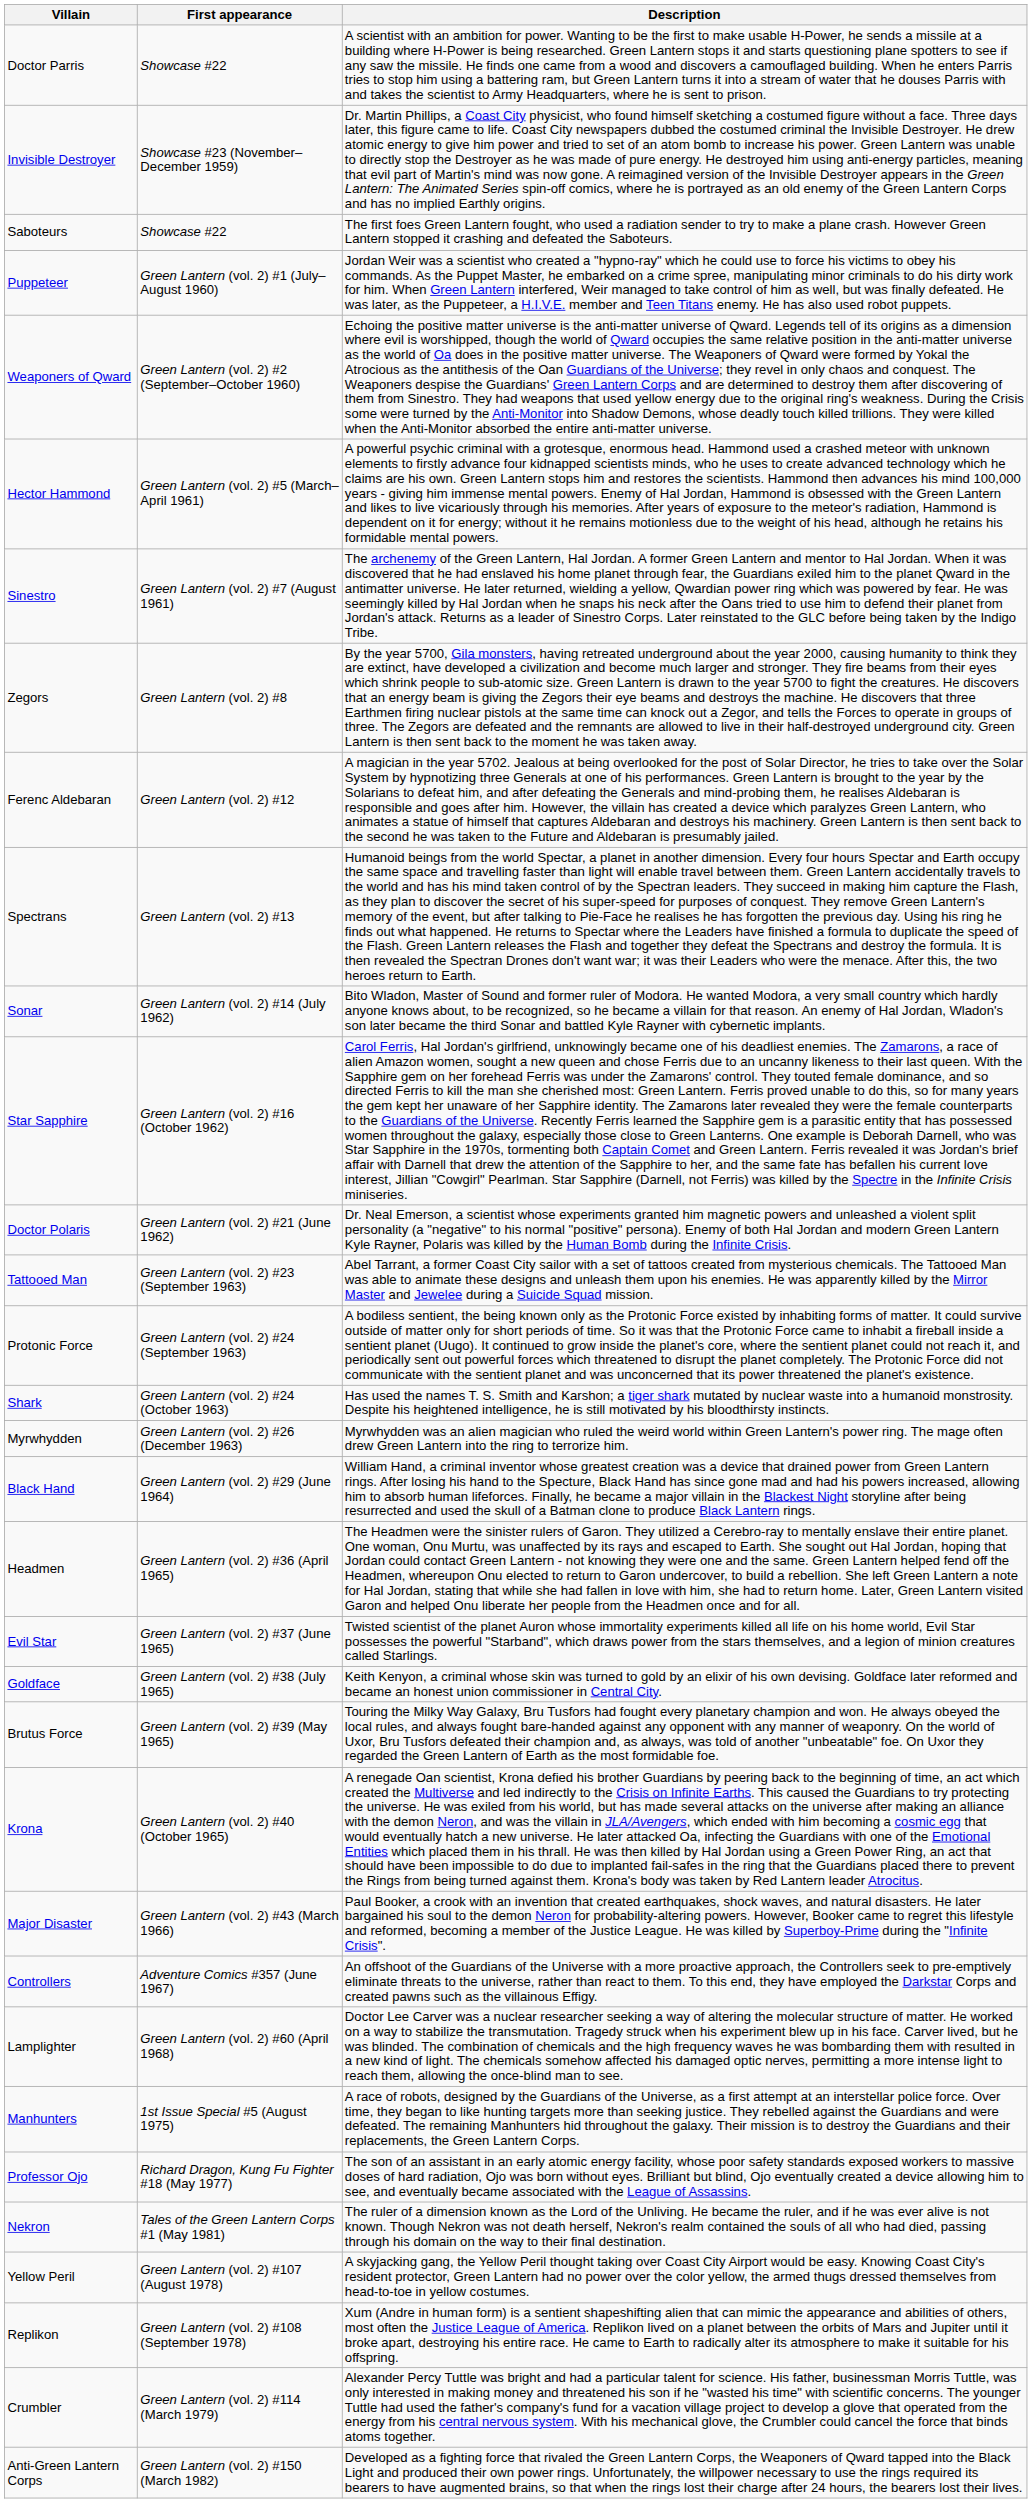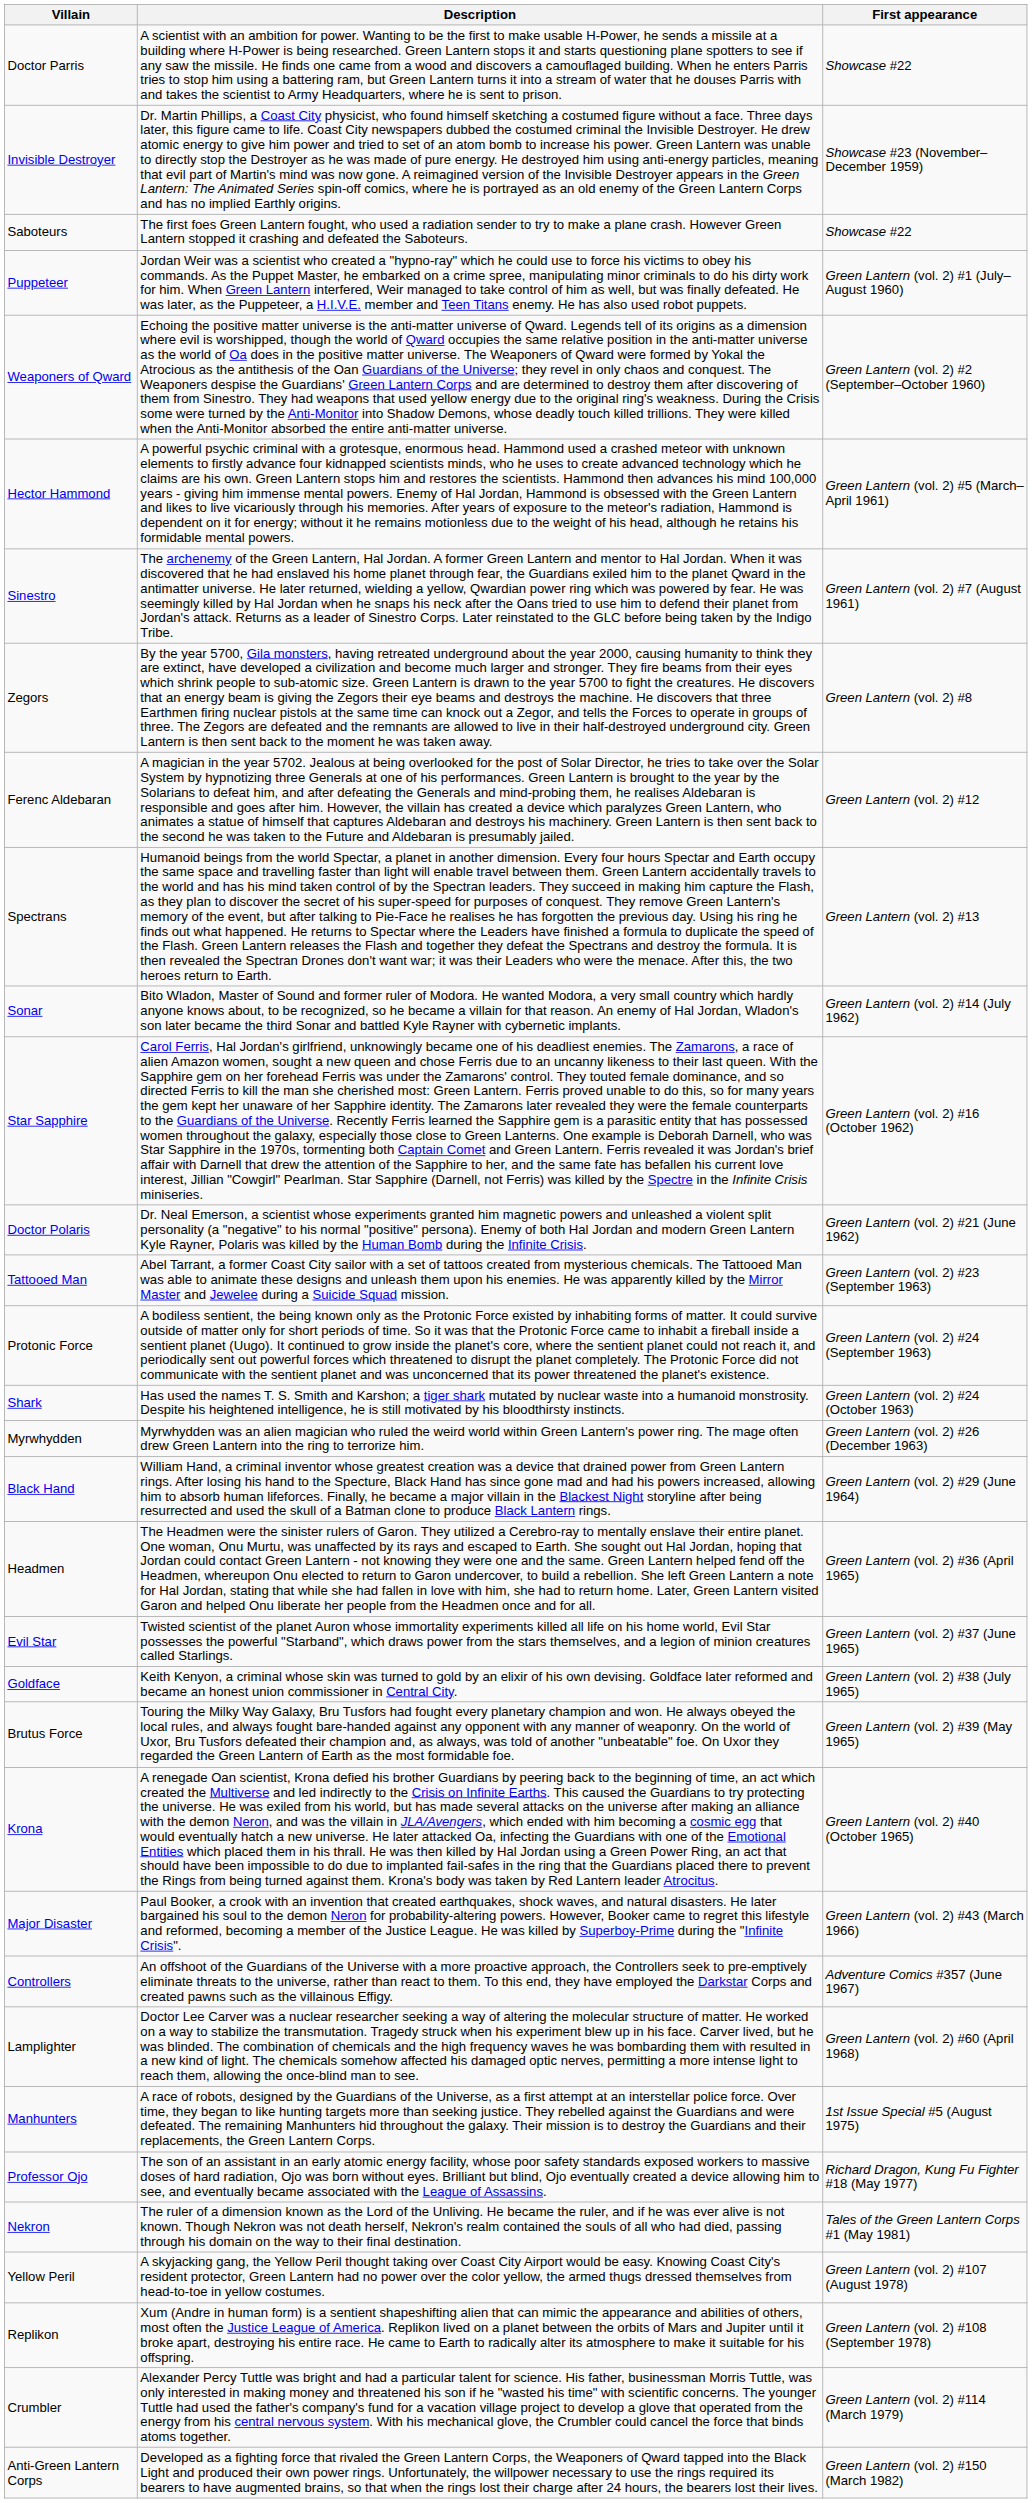columns swapped: (240, 14) <-> (684, 14)
